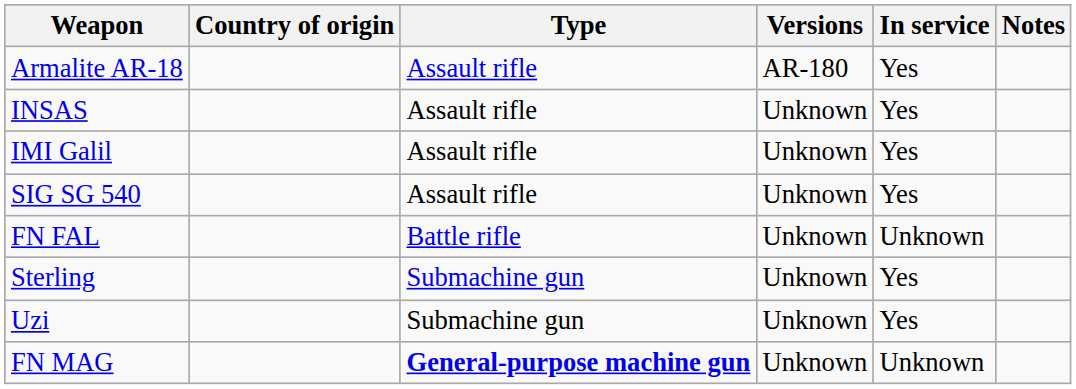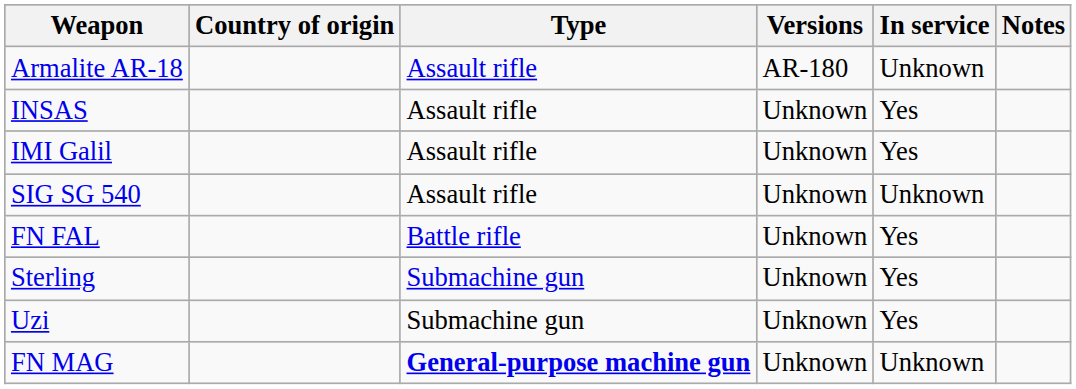(899, 67) Yes -> (932, 67) Unknown
(899, 194) Yes -> (932, 194) Unknown
(932, 236) Unknown -> (899, 236) Yes
